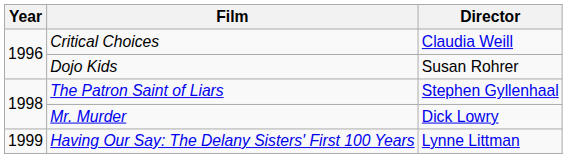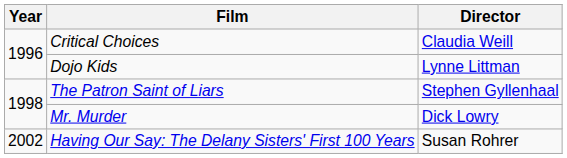(470, 66) Susan Rohrer -> (471, 66) Lynne Littman
(26, 141) 1999 -> (26, 141) 2002
(471, 141) Lynne Littman -> (470, 141) Susan Rohrer
